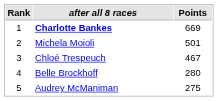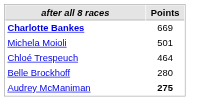- column: (19, 12)
(193, 58) 467 -> (165, 58) 464
(193, 88) normal -> (165, 88) bold
